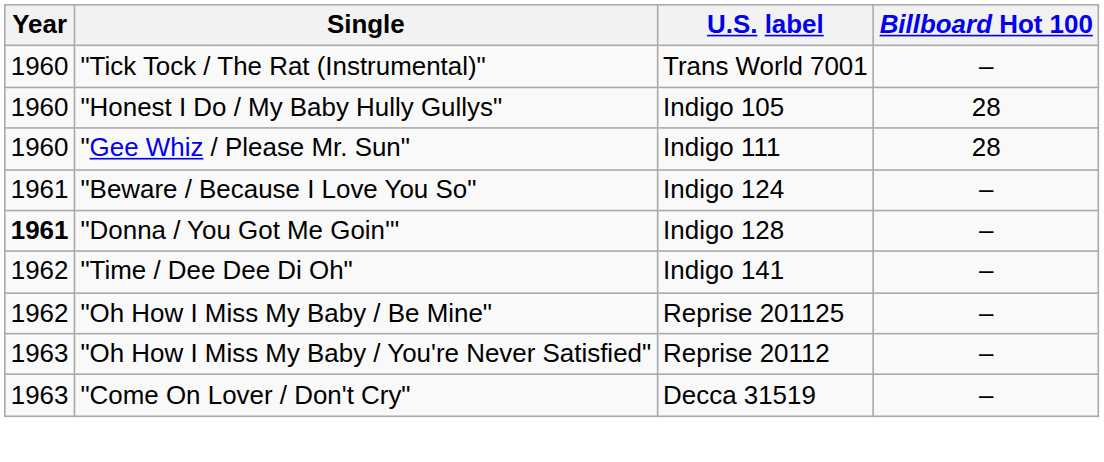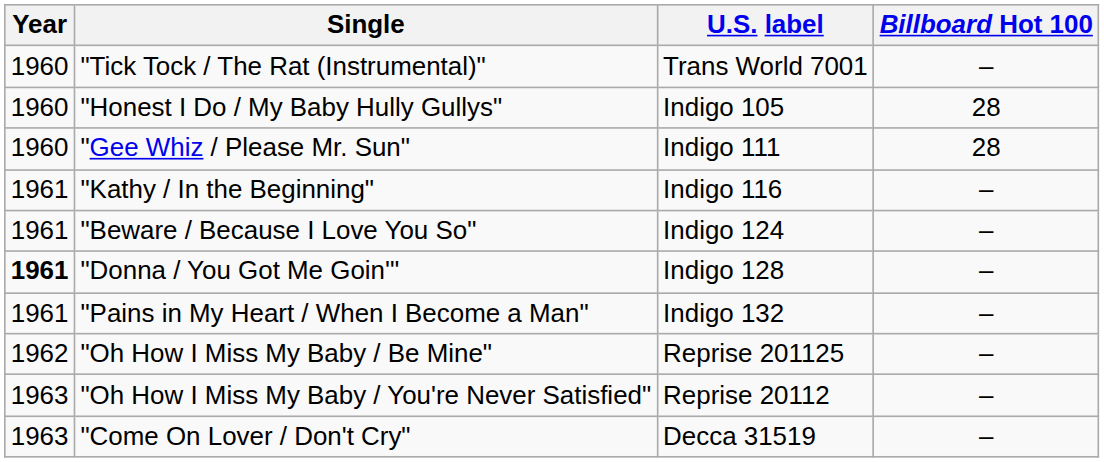+ row: (227, 189)
+ row: (334, 312)
- row: (217, 271)
